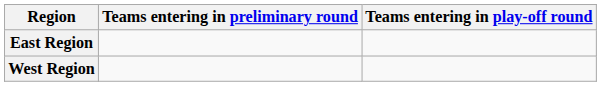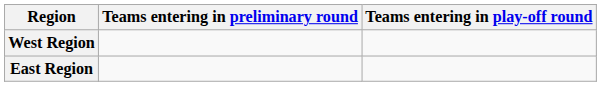rows swapped: (52, 68) <-> (52, 42)
